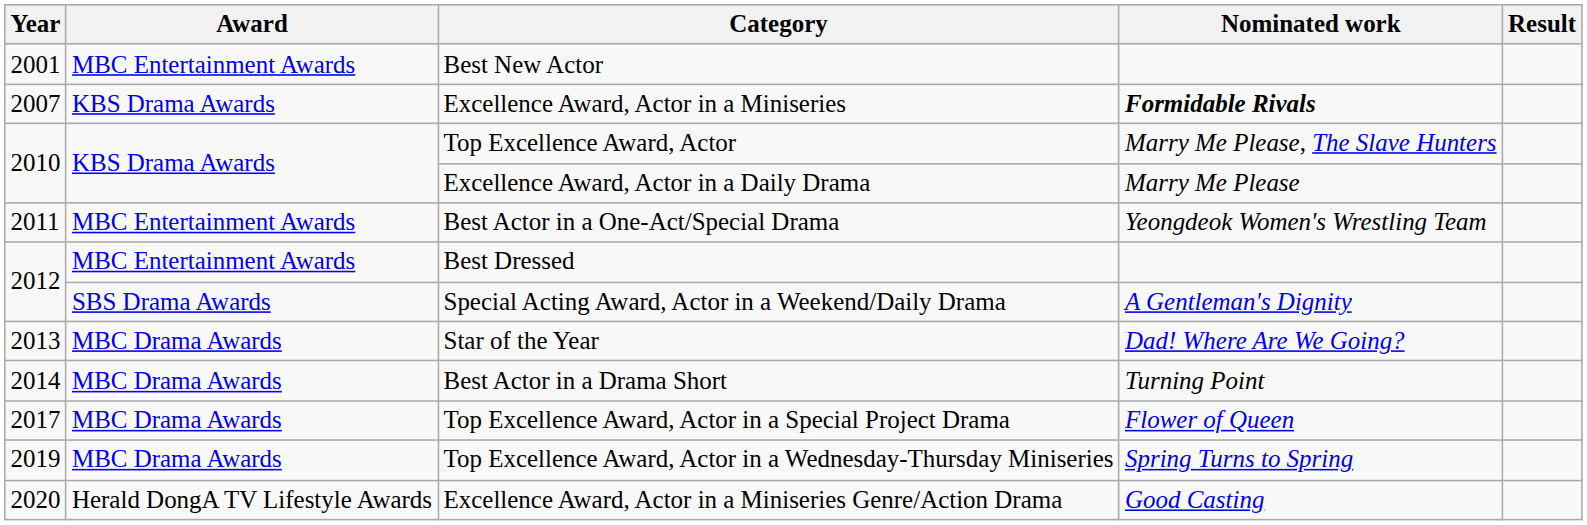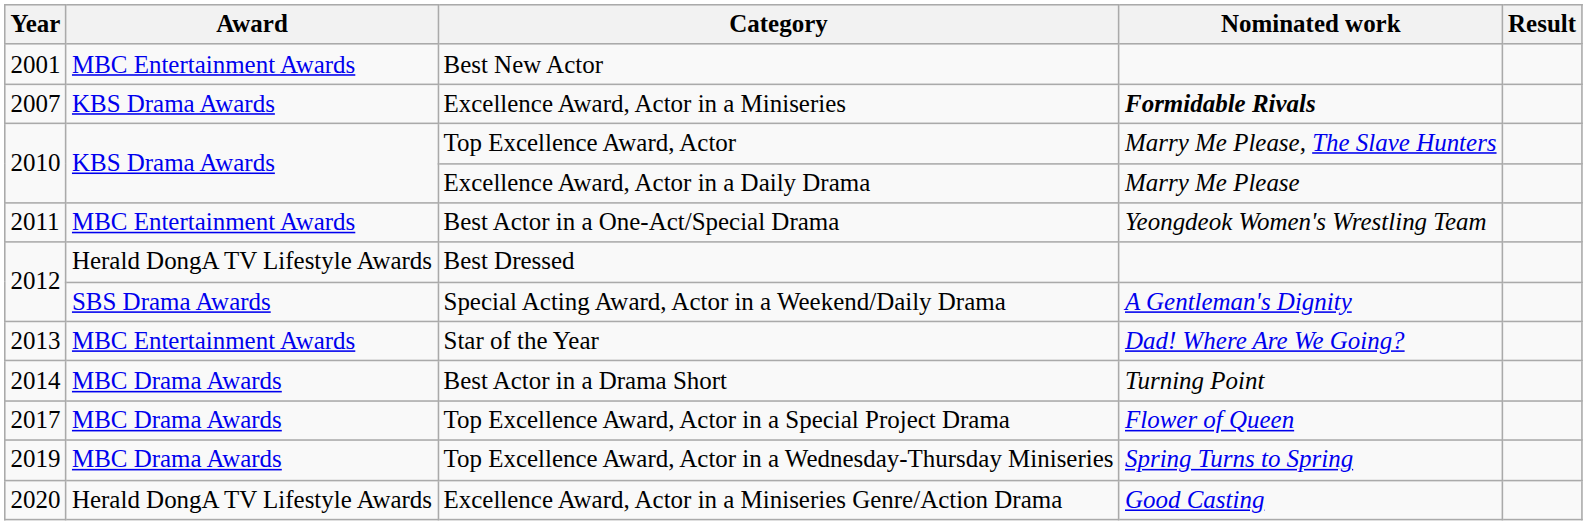(214, 261) MBC Entertainment Awards -> (252, 261) Herald DongA TV Lifestyle Awards
(177, 340) MBC Drama Awards -> (214, 340) MBC Entertainment Awards
